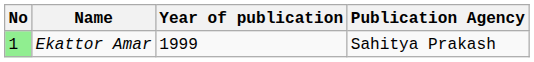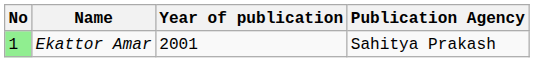(179, 44) 1999 -> (179, 44) 2001
